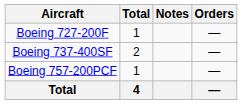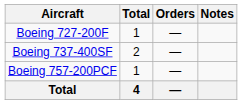columns swapped: (214, 14) <-> (172, 14)
